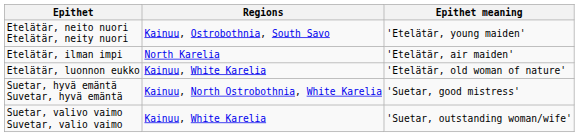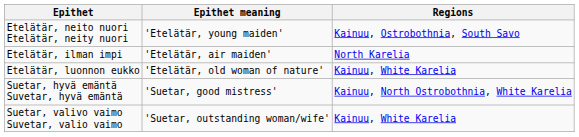columns swapped: (479, 12) <-> (263, 12)
